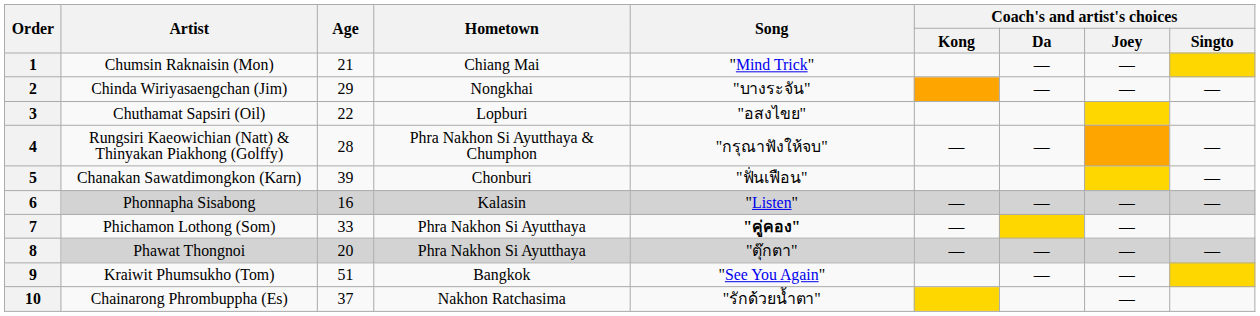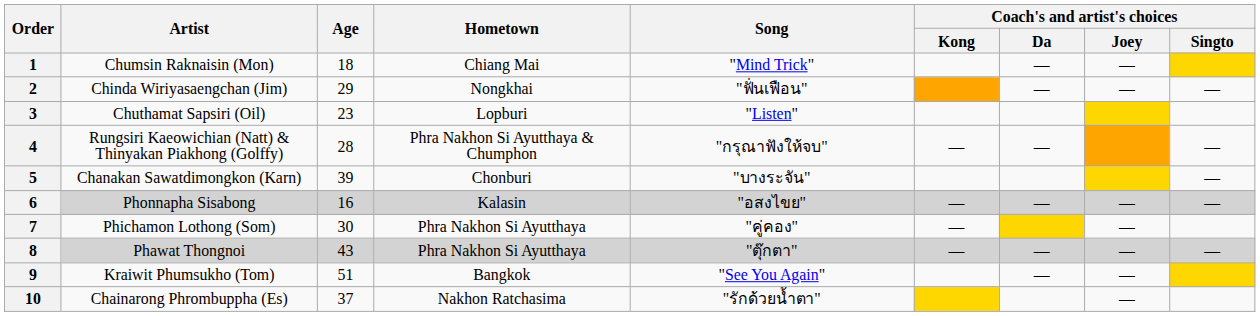(346, 65) 21 -> (346, 65) 18
(772, 89) "บางระจัน" -> (772, 89) "ฟั่นเฟือน"
(346, 113) 22 -> (346, 113) 23
(772, 113) "อสงไขย" -> (772, 113) "Listen"
(772, 178) "ฟั่นเฟือน" -> (772, 178) "บางระจัน"
(772, 202) "Listen" -> (772, 202) "อสงไขย"
(346, 226) 33 -> (346, 226) 30
(772, 226) bold -> (772, 226) normal
(346, 251) 20 -> (346, 251) 43
